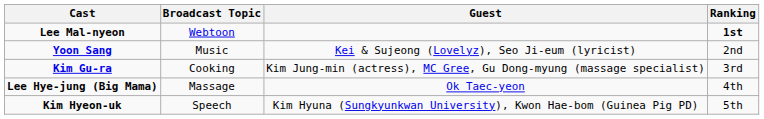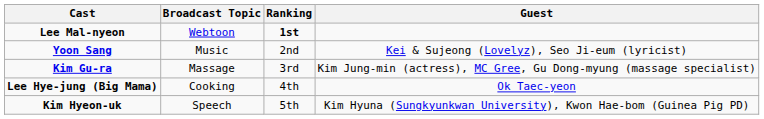columns swapped: (486, 13) <-> (733, 13)
(212, 68) Cooking -> (212, 68) Massage
(212, 86) Massage -> (212, 86) Cooking
